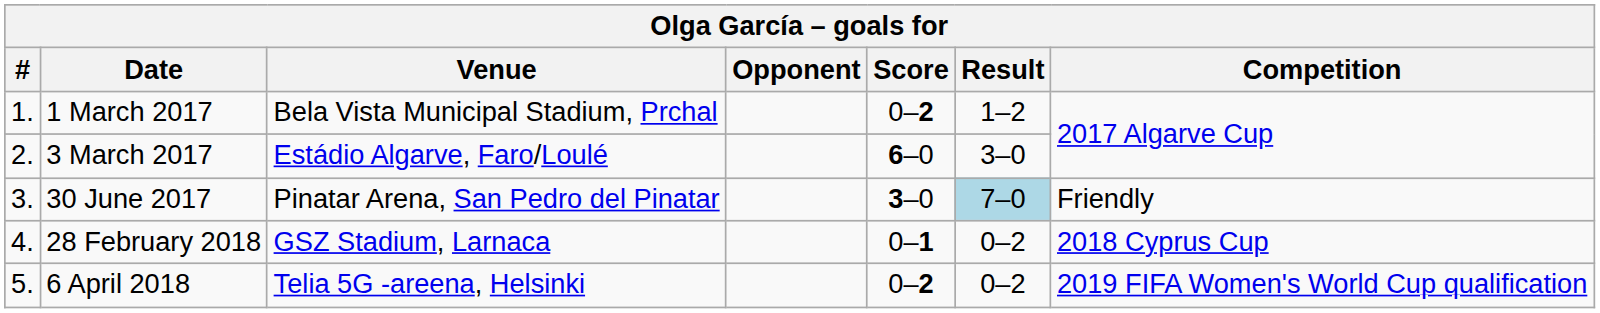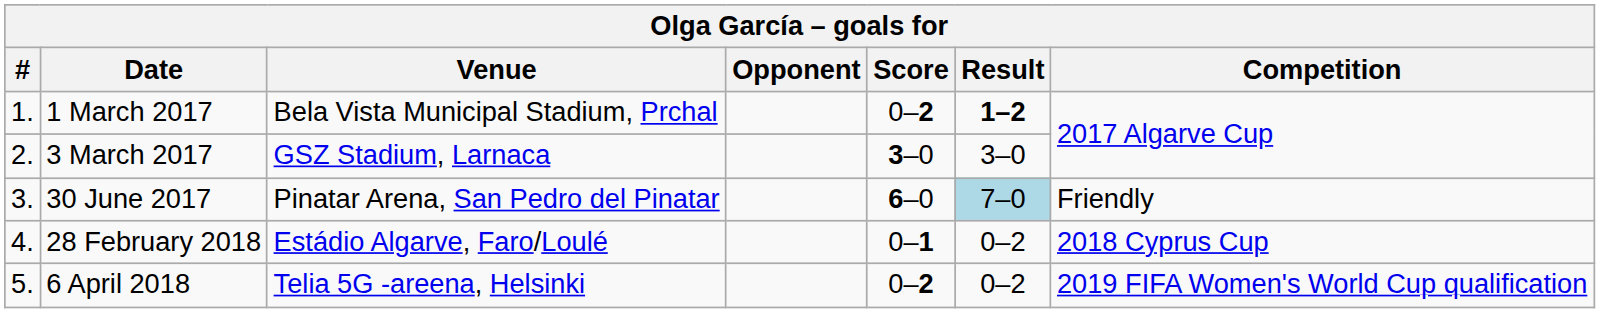(1003, 112) normal -> (1003, 112) bold
(441, 155) Estádio Algarve, Faro/Loulé -> (412, 155) GSZ Stadium, Larnaca
(911, 155) 6–0 -> (911, 155) 3–0
(911, 198) 3–0 -> (911, 198) 6–0
(412, 241) GSZ Stadium, Larnaca -> (441, 241) Estádio Algarve, Faro/Loulé
